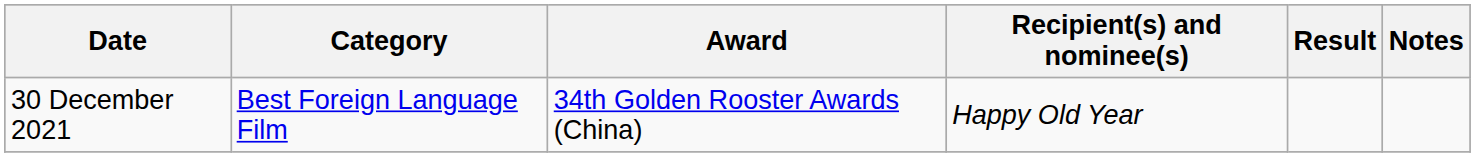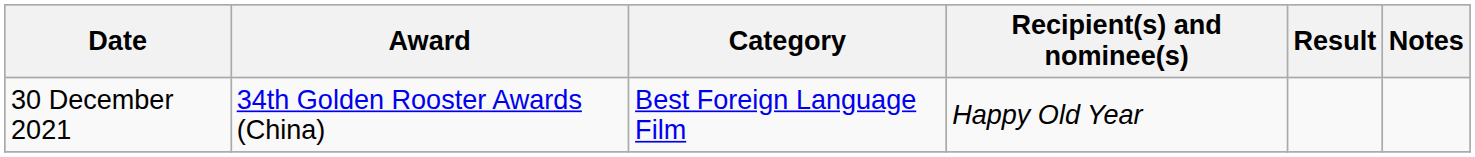columns swapped: (747, 41) <-> (389, 41)
